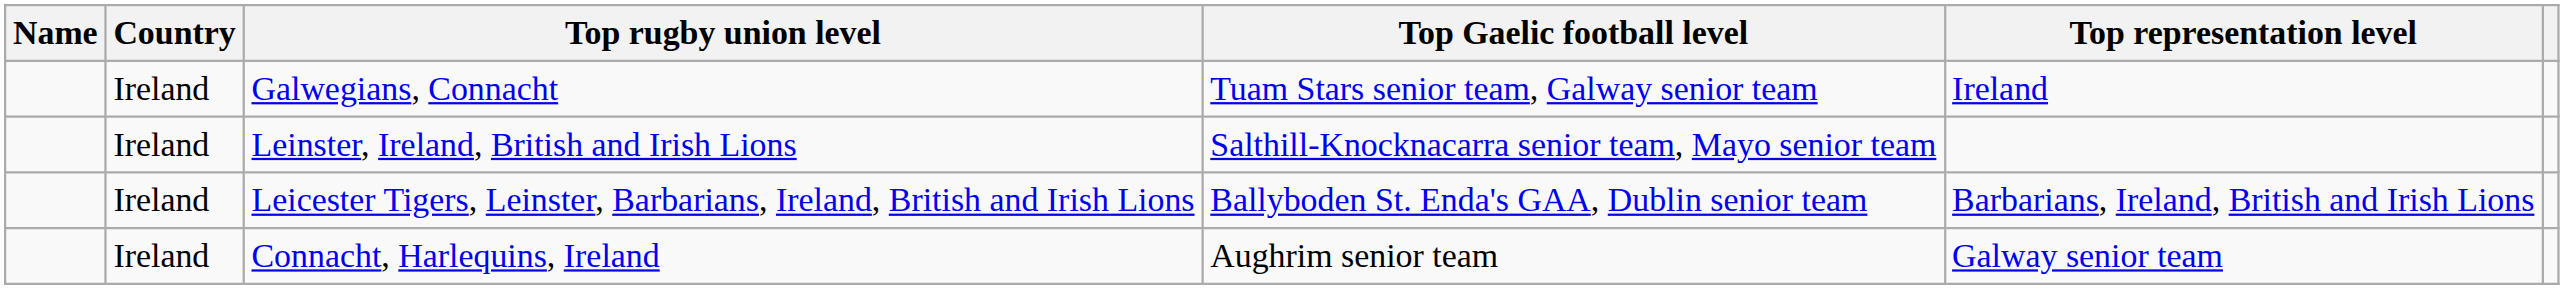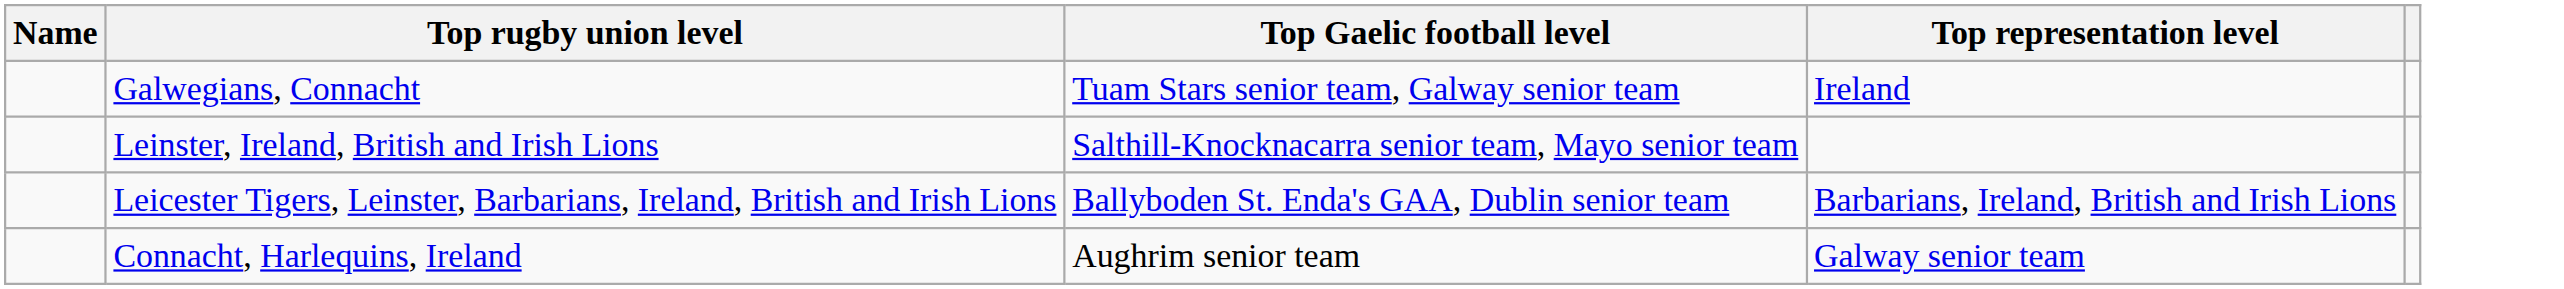- column: (175, 32)
